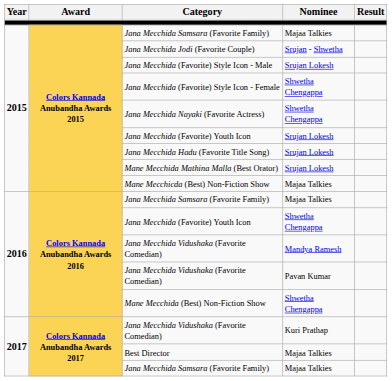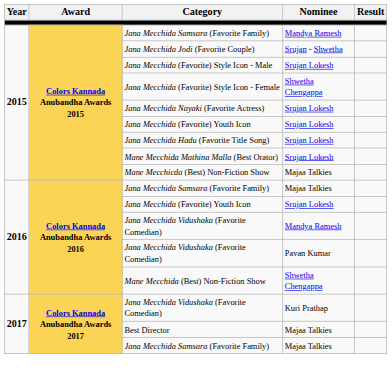(308, 33) Majaa Talkies -> (313, 33) Mandya Ramesh
(304, 114) Shwetha Chengappa -> (309, 108) Srujan Lokesh
(304, 221) Shwetha Chengappa -> (309, 204) Srujan Lokesh
